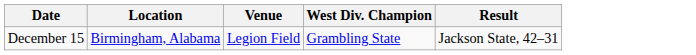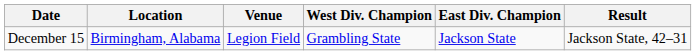+ column: (500, 15)
